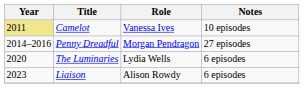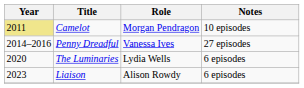(149, 28) Vanessa Ives -> (161, 28) Morgan Pendragon
(161, 43) Morgan Pendragon -> (149, 43) Vanessa Ives
